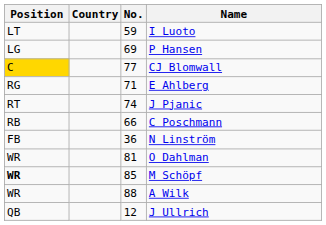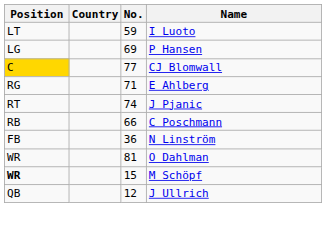(130, 176) 85 -> (130, 176) 15
- row: (169, 194)
